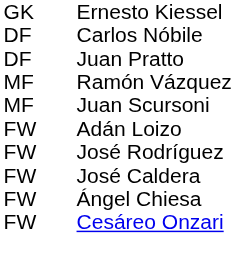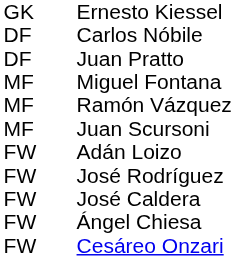+ row: (149, 82)
